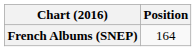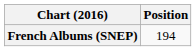(166, 35) 164 -> (166, 35) 194
